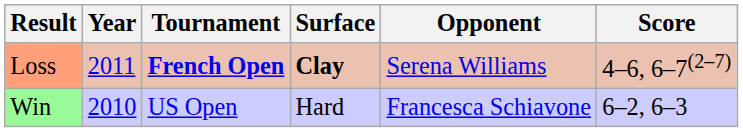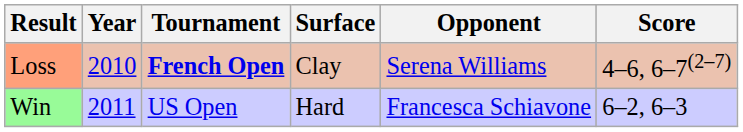(112, 65) 2011 -> (112, 65) 2010
(320, 65) bold -> (319, 65) normal
(112, 107) 2010 -> (112, 107) 2011
